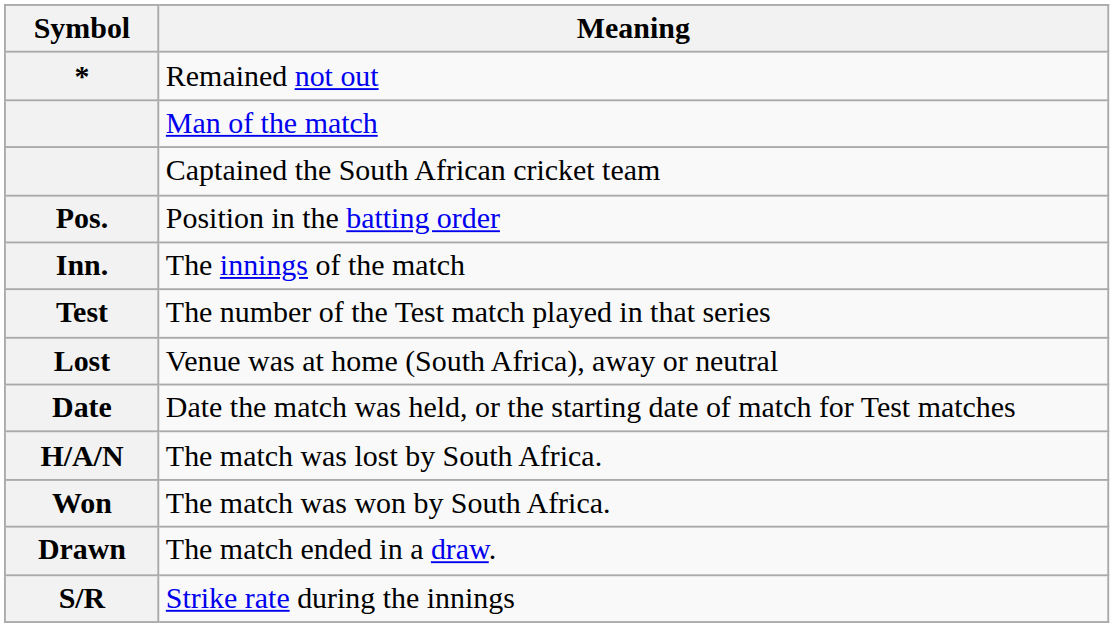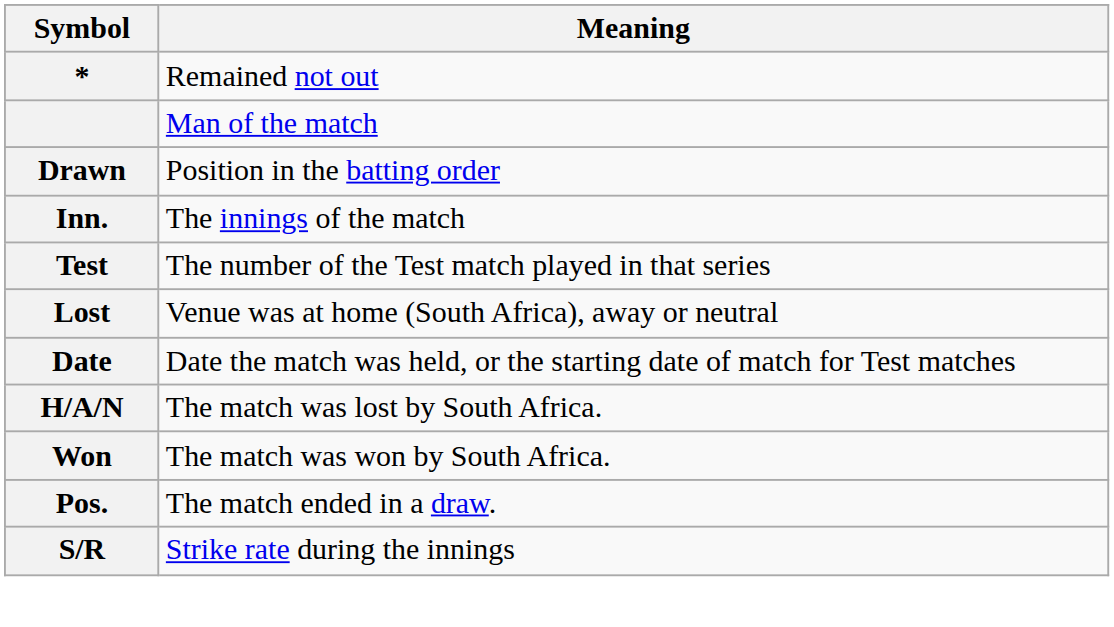- row: (413, 170)
(82, 218) Pos. -> (82, 170) Drawn
(82, 550) Drawn -> (82, 502) Pos.
